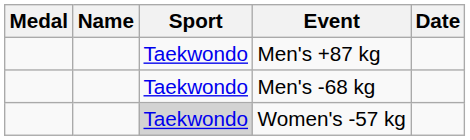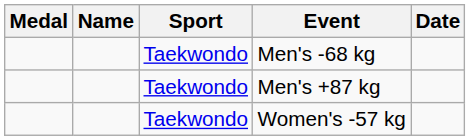rows swapped: (316, 87) <-> (319, 54)
(196, 119) lightgrey background -> (196, 119) no background
